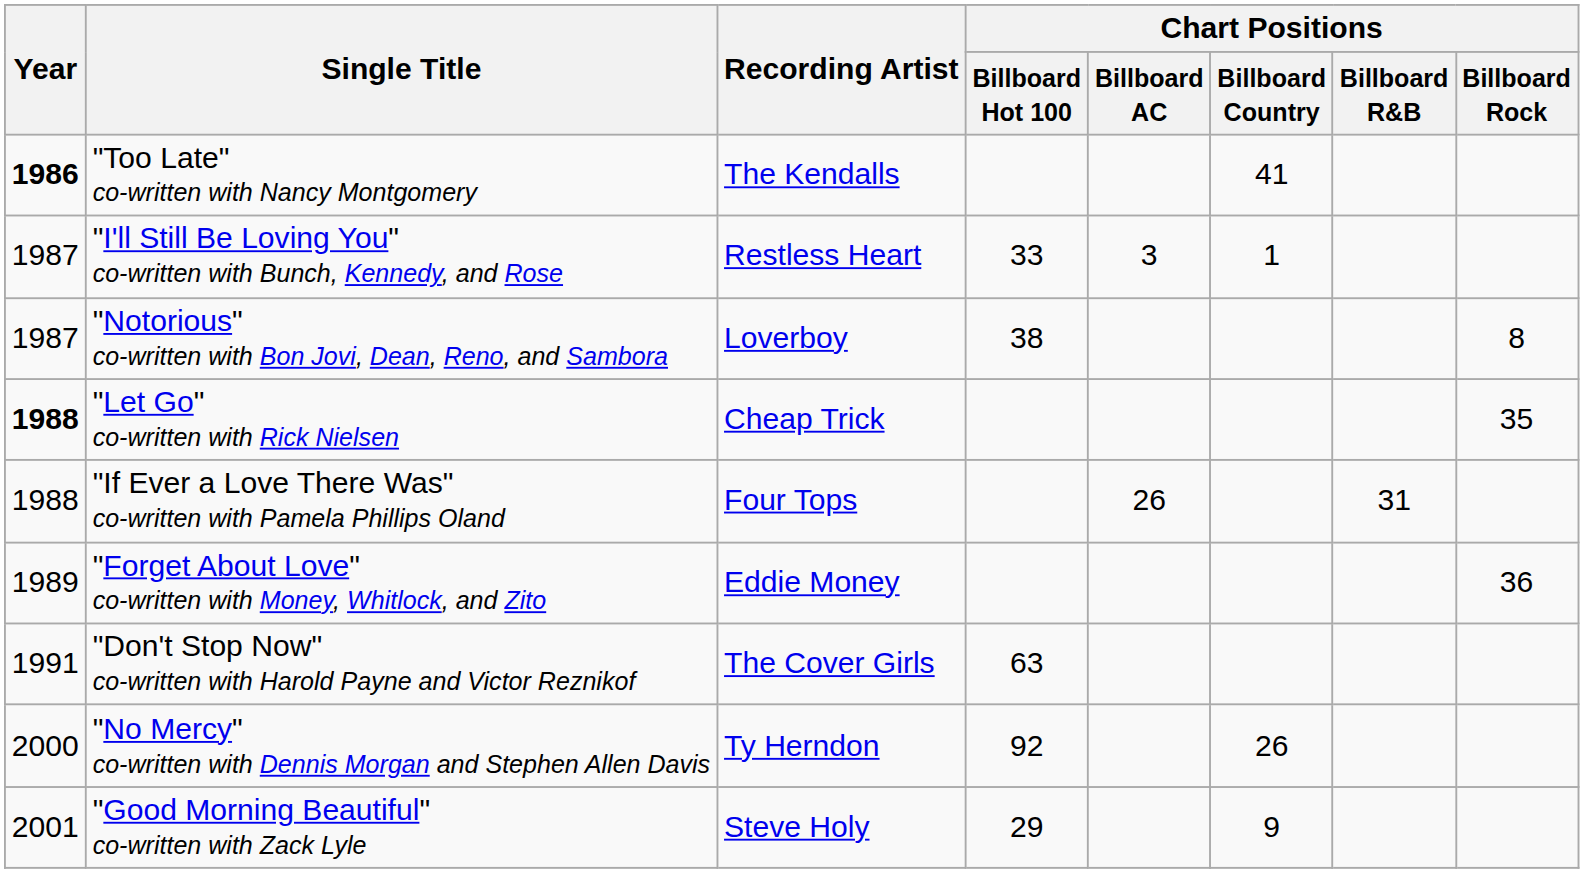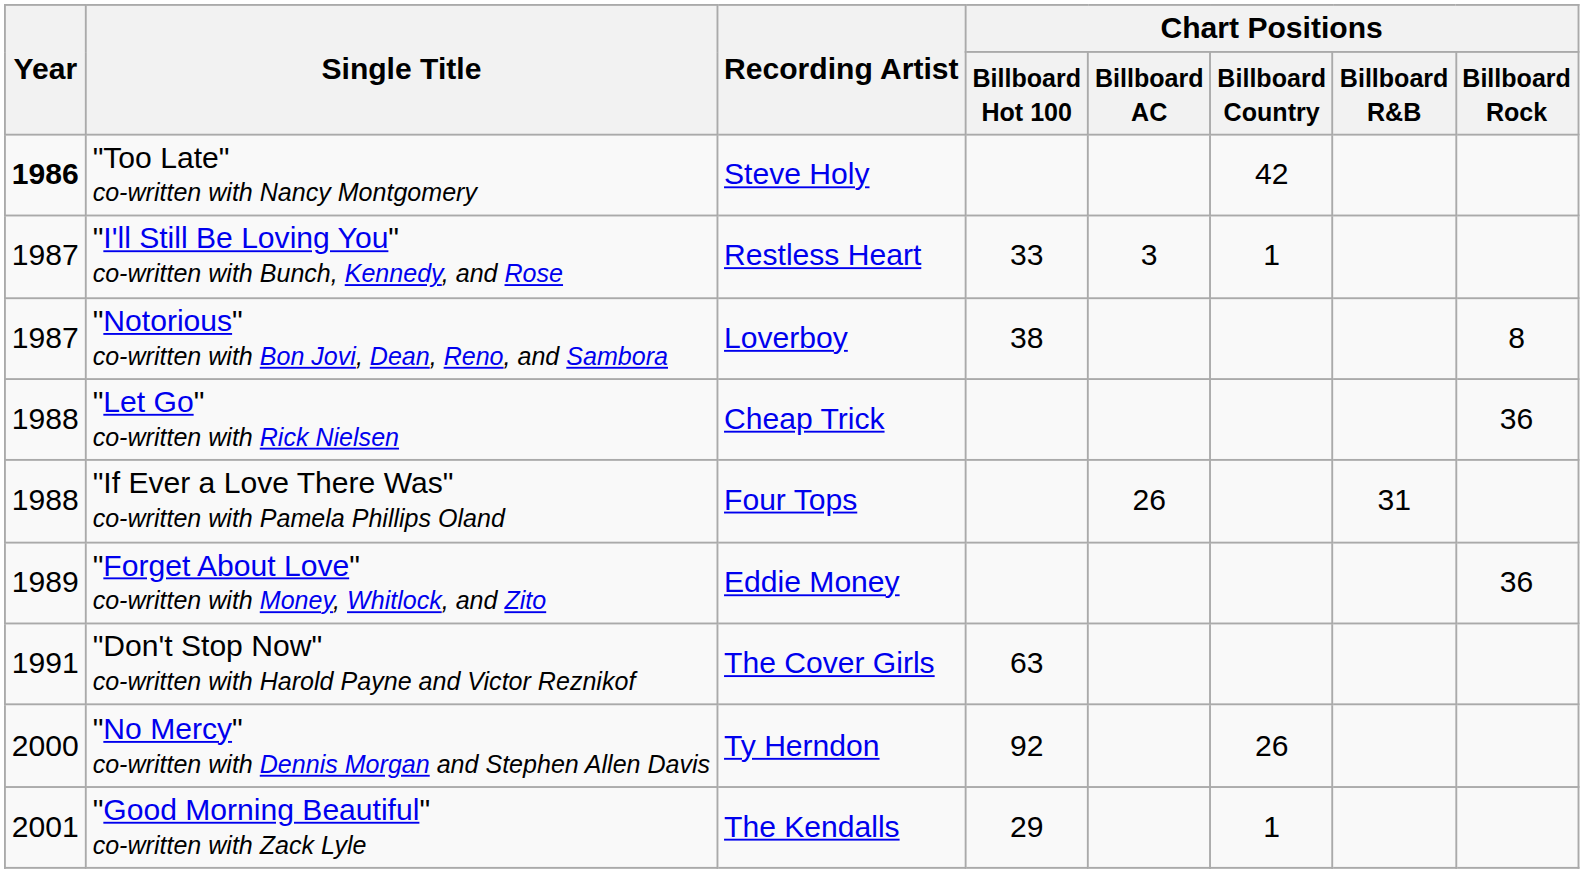(812, 174) The Kendalls -> (797, 174) Steve Holy
(1272, 174) 41 -> (1272, 174) 42
(45, 419) bold -> (45, 419) normal
(1517, 419) 35 -> (1517, 419) 36
(797, 826) Steve Holy -> (812, 826) The Kendalls
(1272, 826) 9 -> (1272, 826) 1
